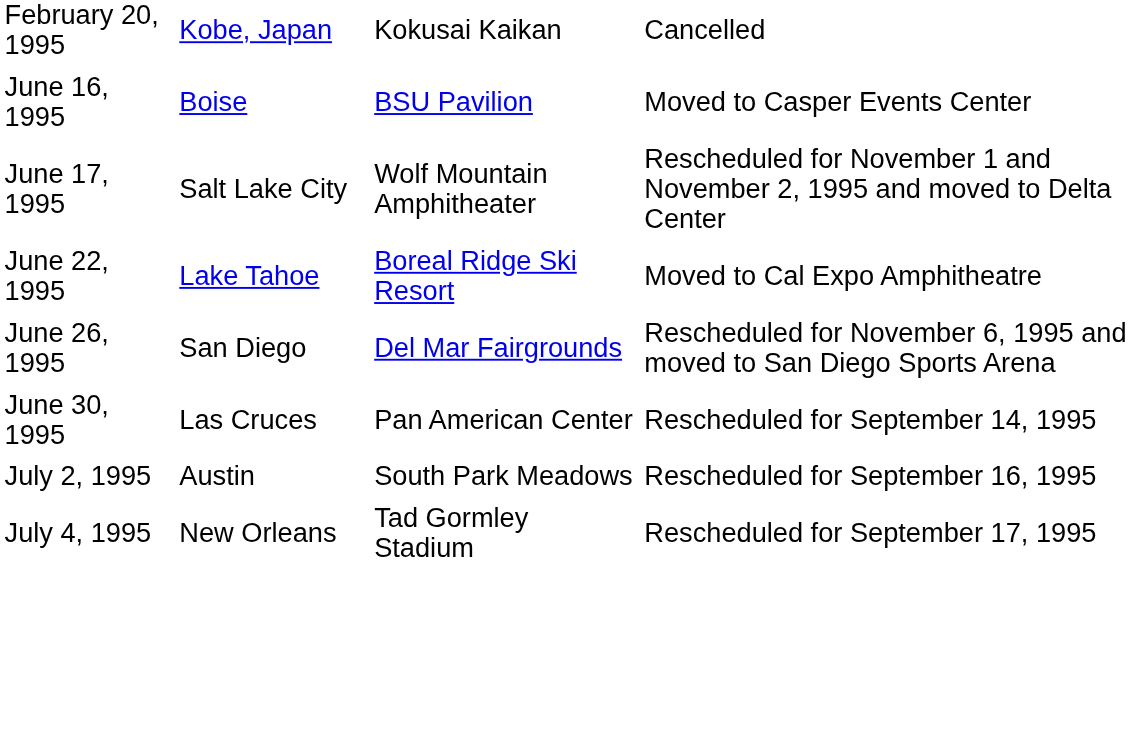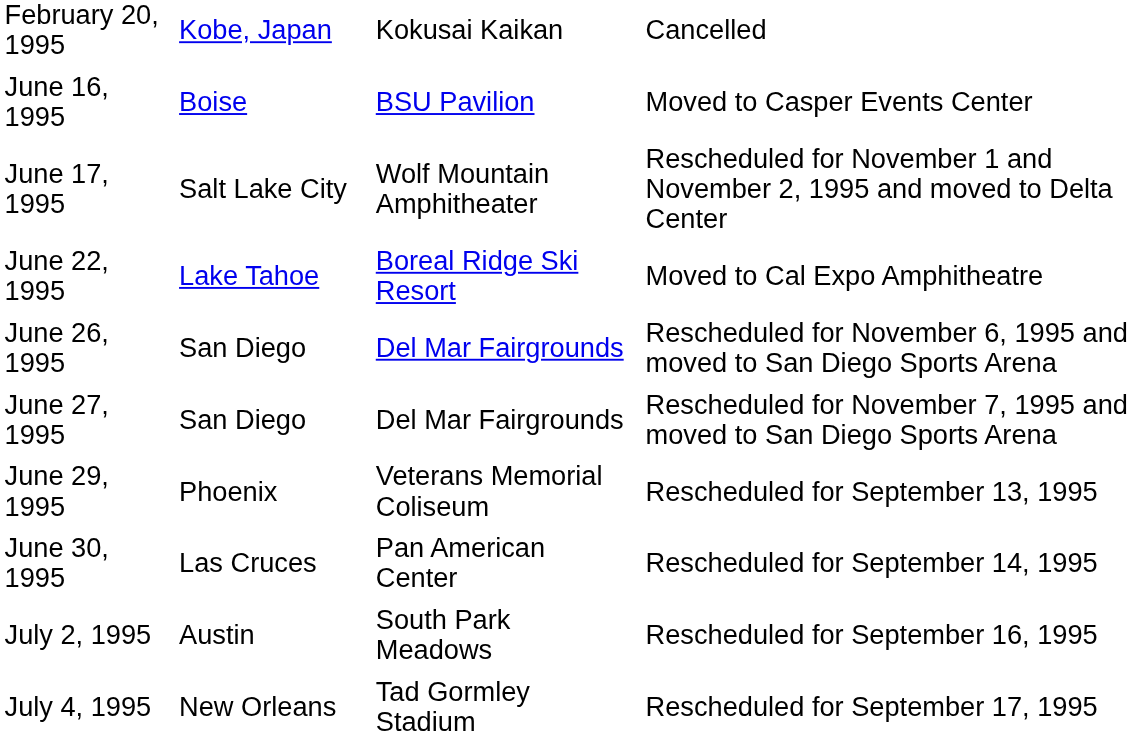+ row: (57, 419)
+ row: (57, 491)
